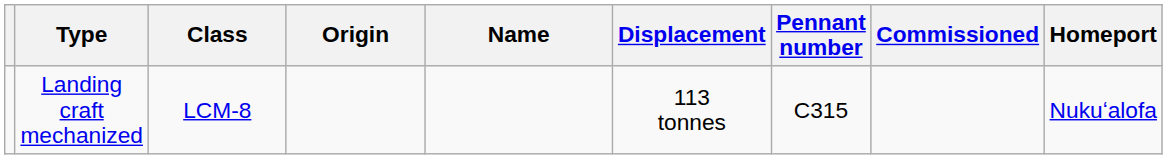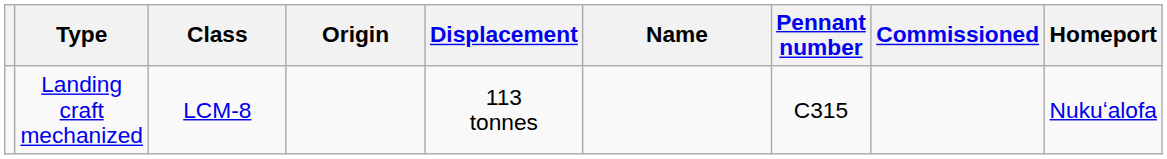columns swapped: (692, 35) <-> (519, 35)
